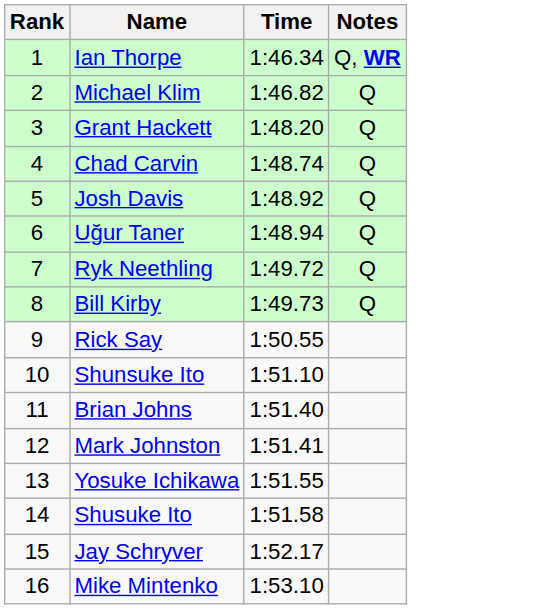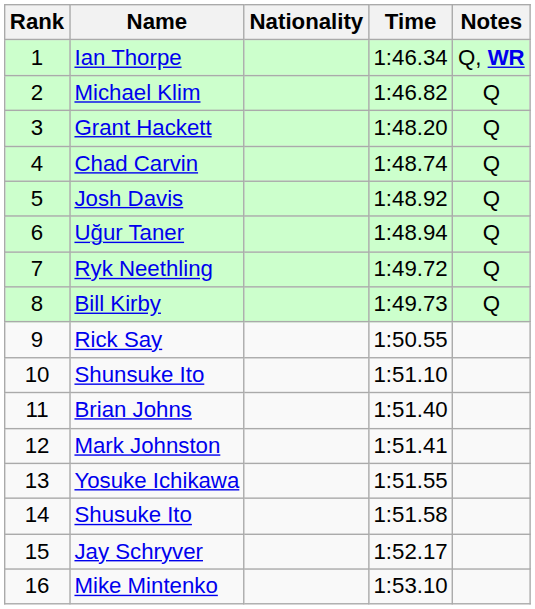+ column: (306, 22)
